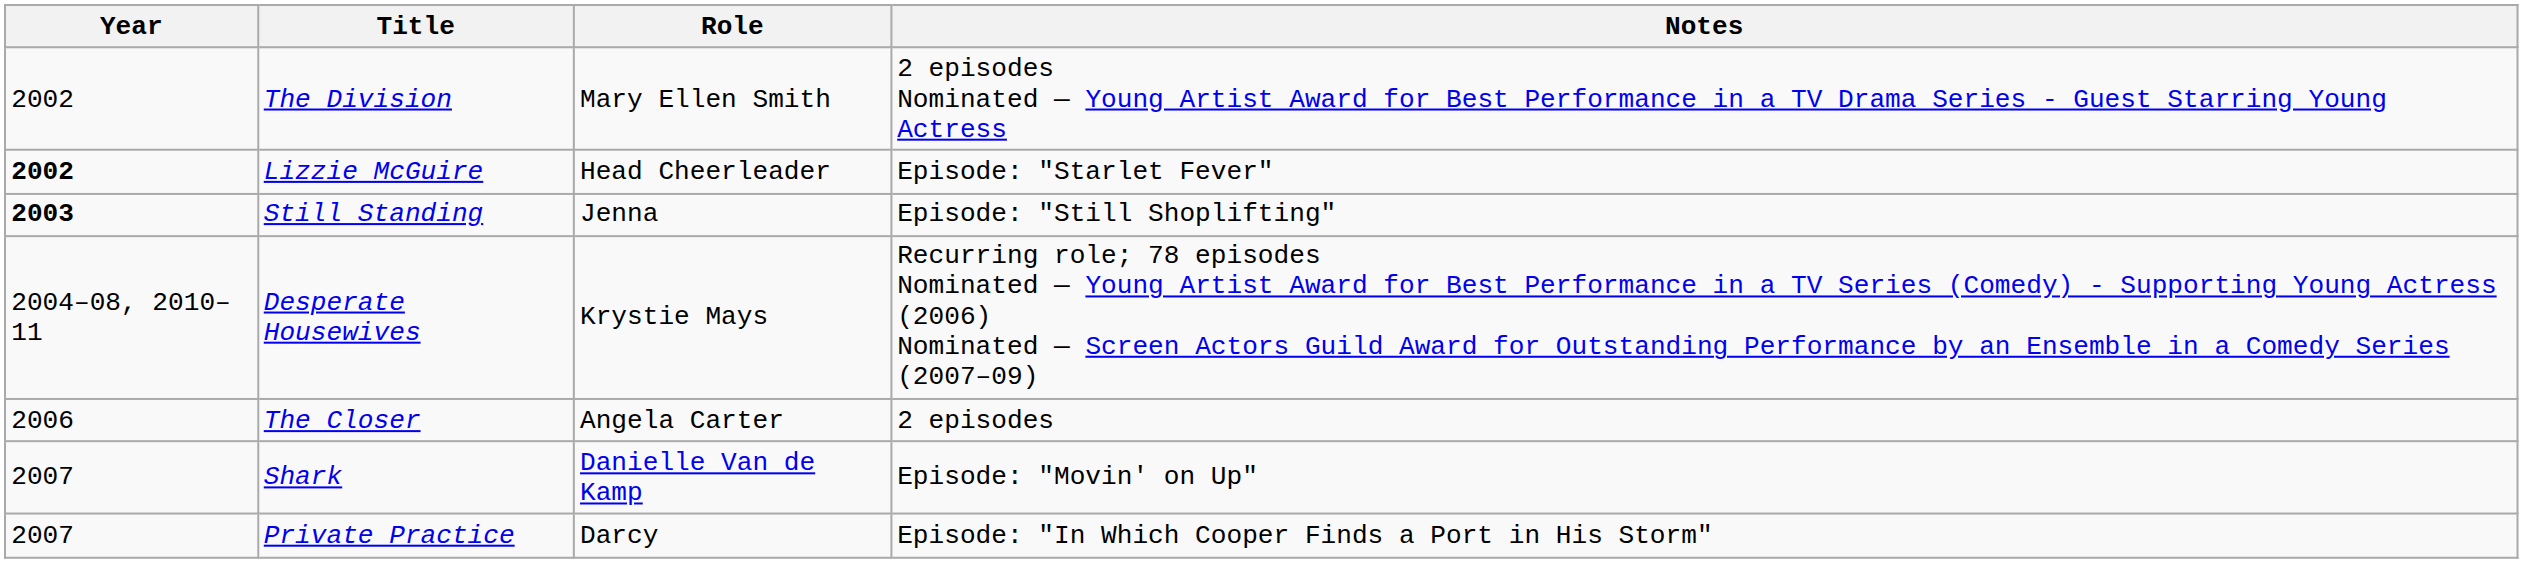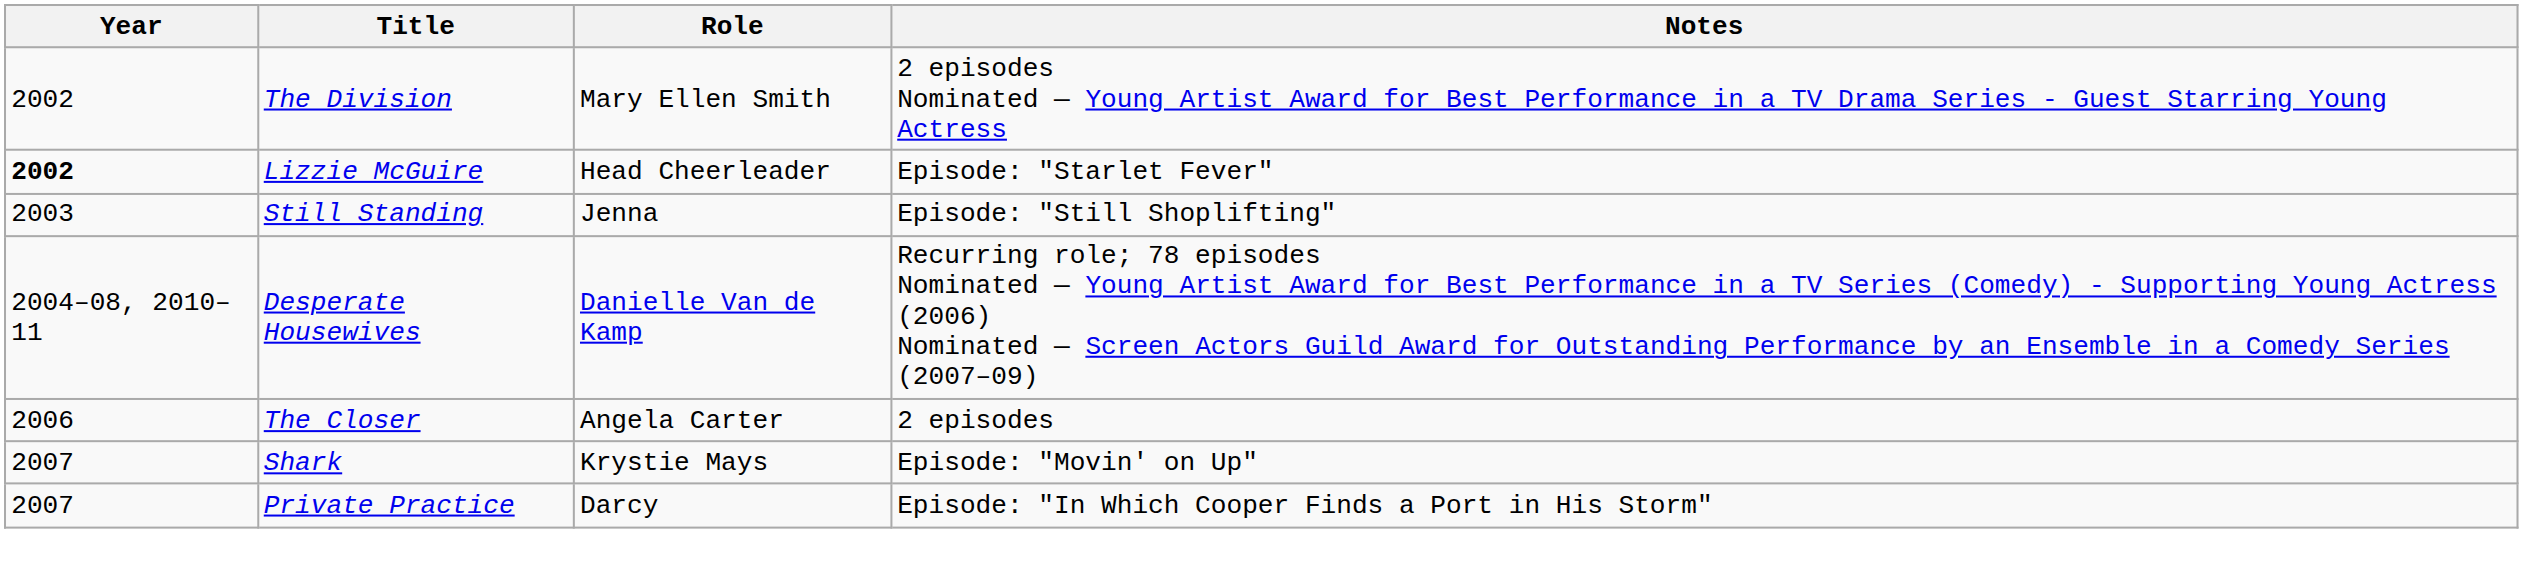(43, 214) bold -> (43, 214) normal
(674, 317) Krystie Mays -> (698, 317) Danielle Van de Kamp
(698, 478) Danielle Van de Kamp -> (674, 463) Krystie Mays
